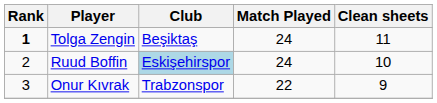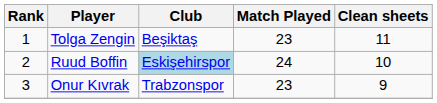(26, 39) bold -> (26, 39) normal
(284, 39) 24 -> (284, 39) 23
(284, 86) 22 -> (284, 86) 23
